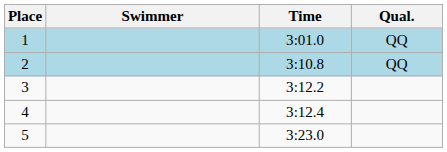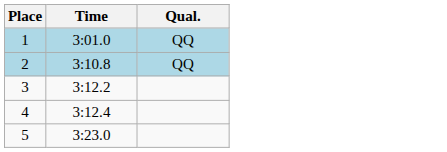- column: (152, 16)
